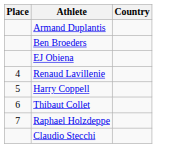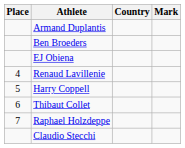+ column: (166, 12)
